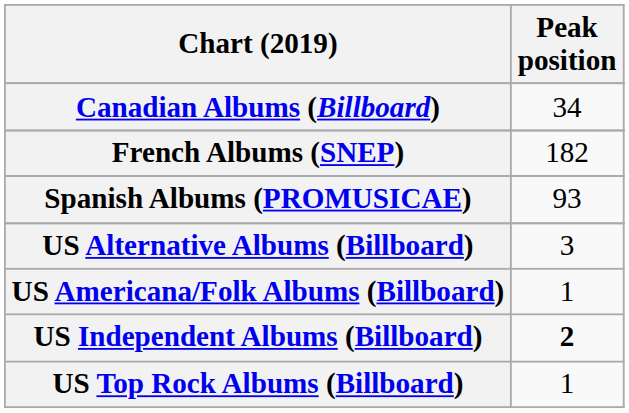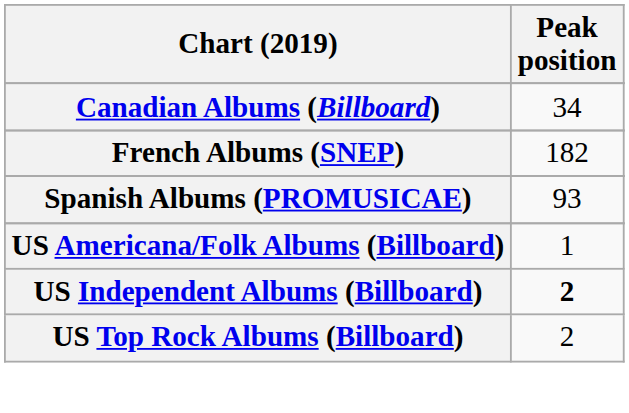- row: (258, 245)
(567, 383) 1 -> (567, 337) 2
